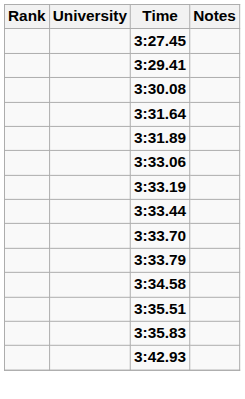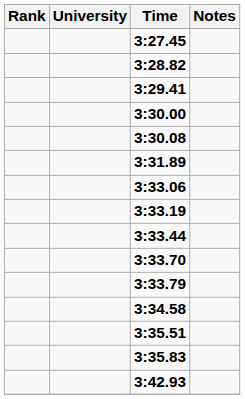+ row: (160, 65)
+ row: (160, 114)
- row: (160, 114)
